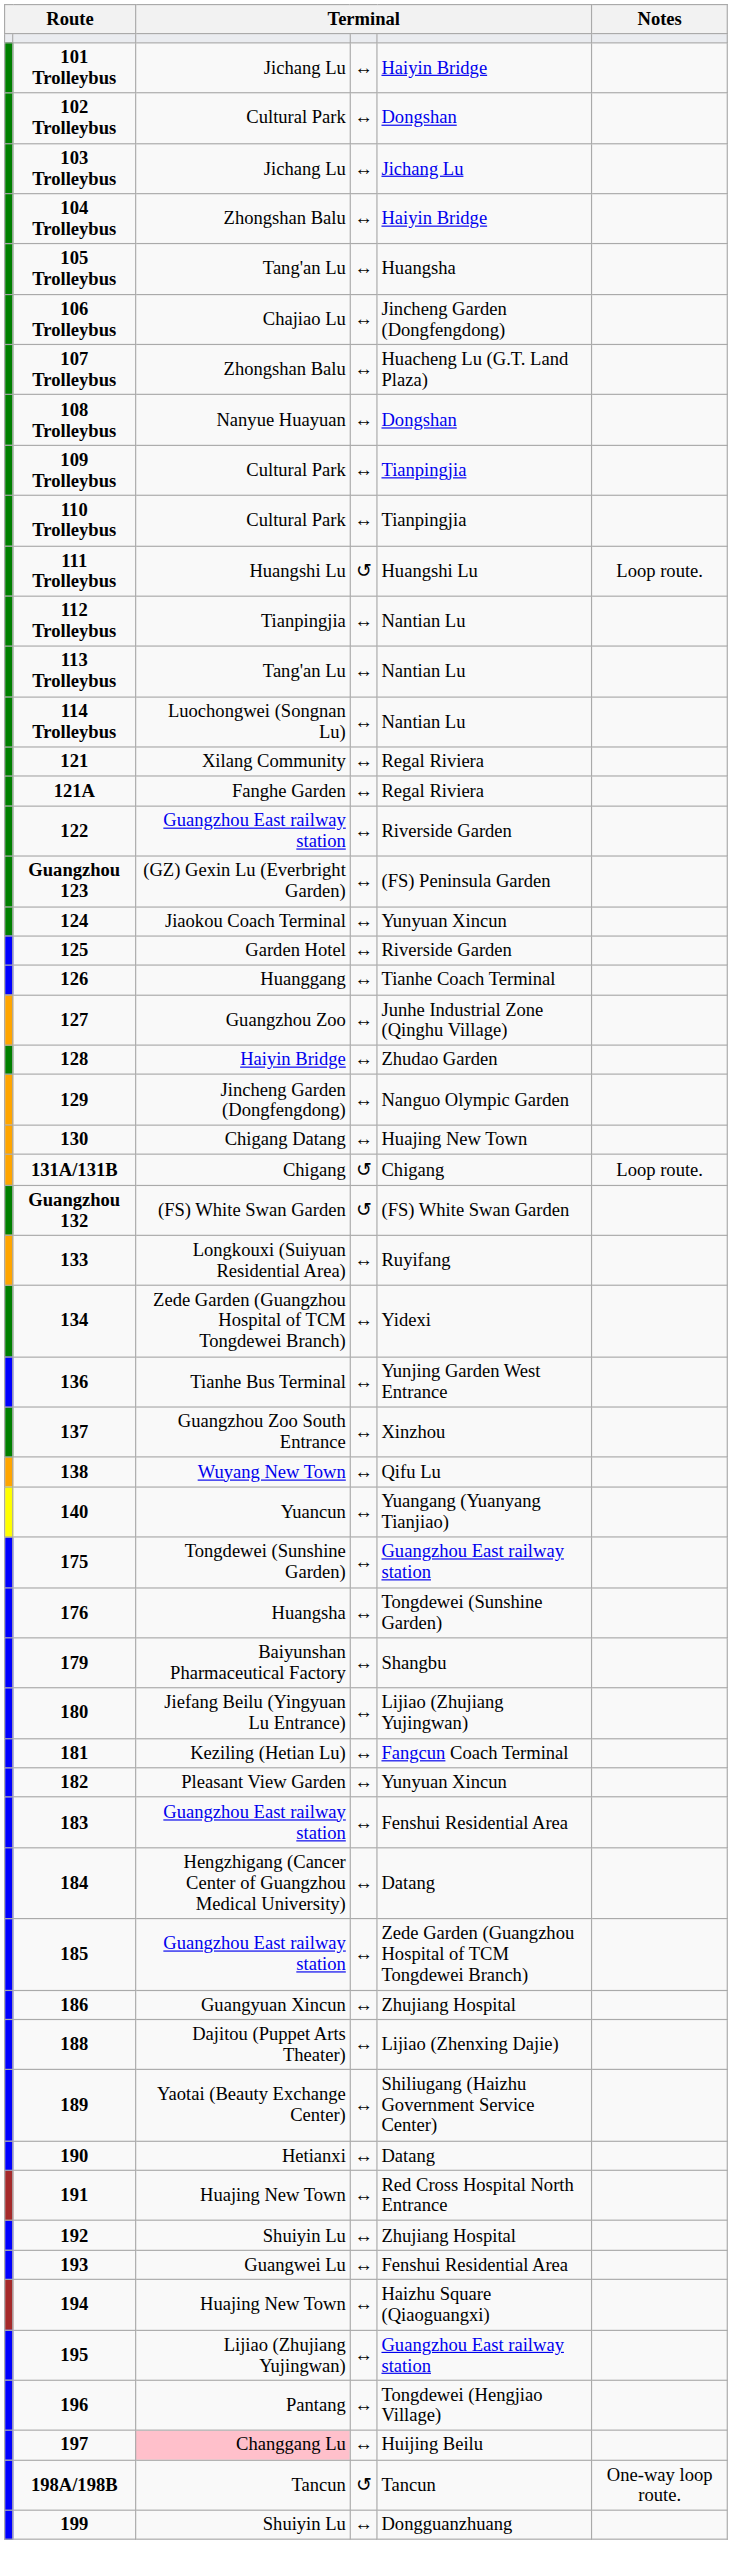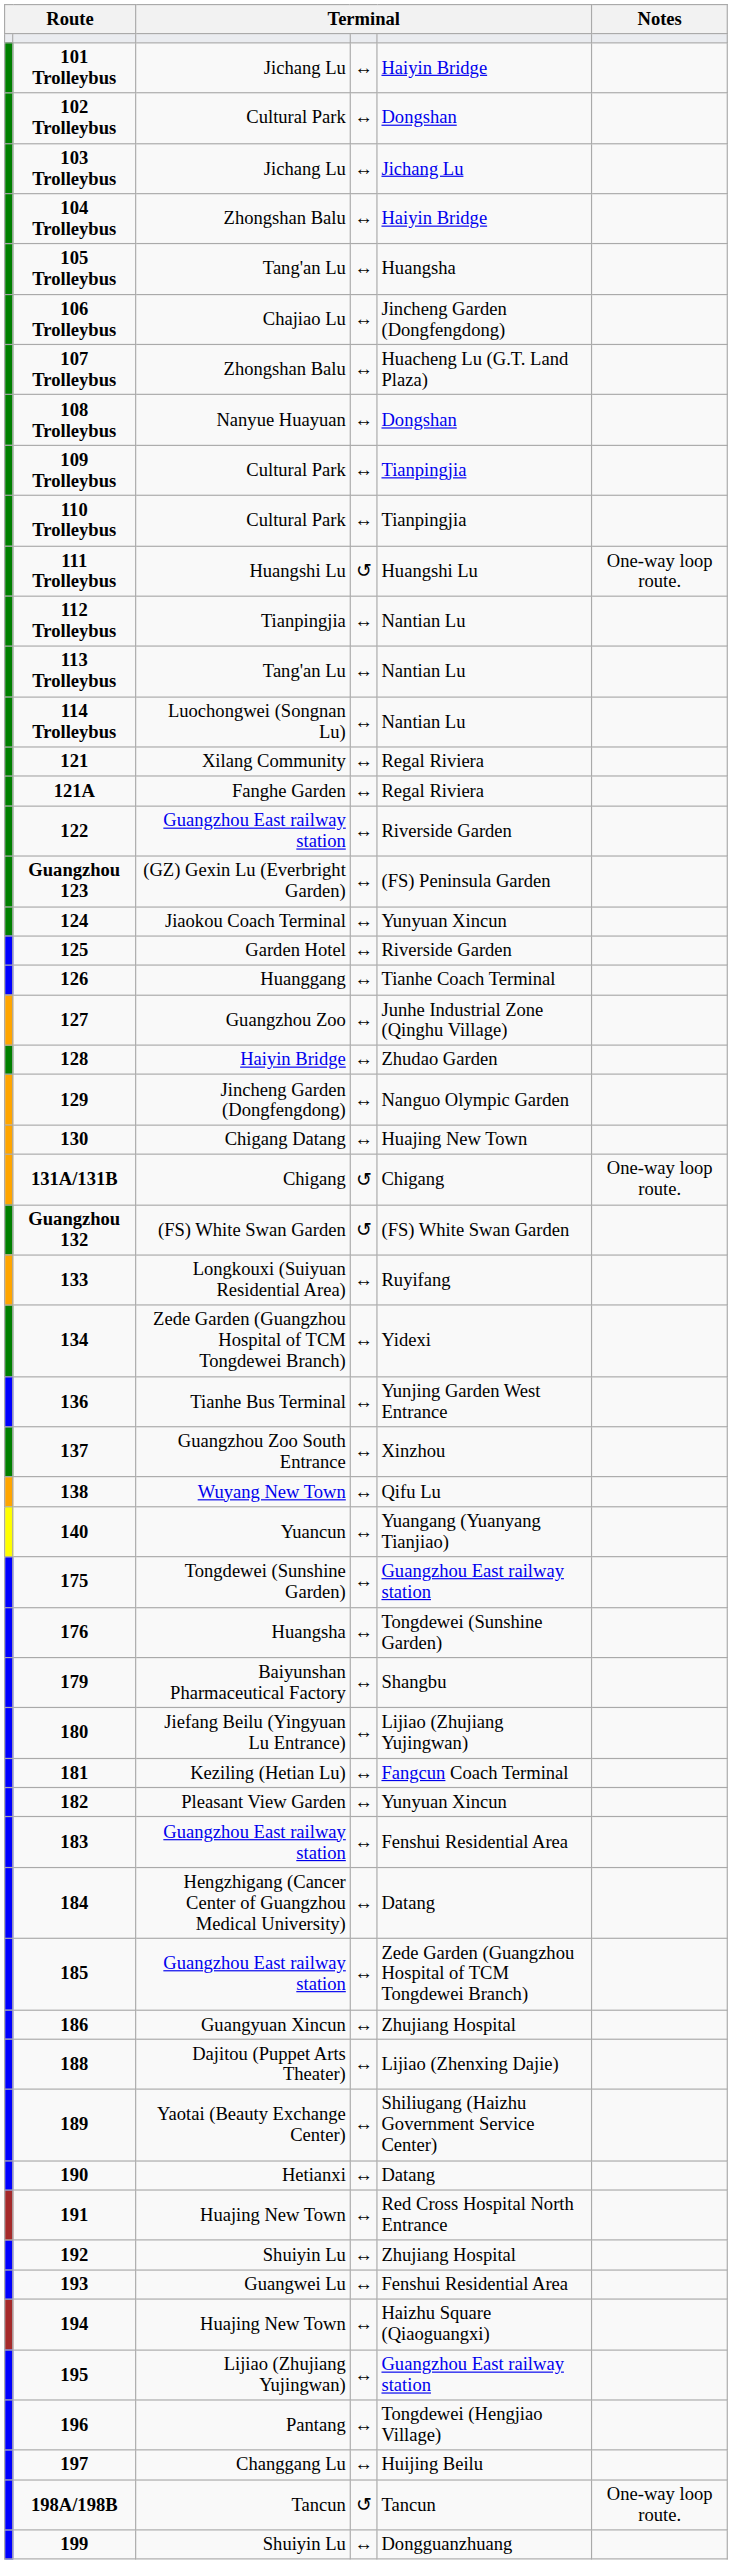(660, 570) Loop route. -> (660, 570) One-way loop route.
(660, 1169) Loop route. -> (660, 1179) One-way loop route.
(291, 2445) pink background -> (291, 2464) no background
